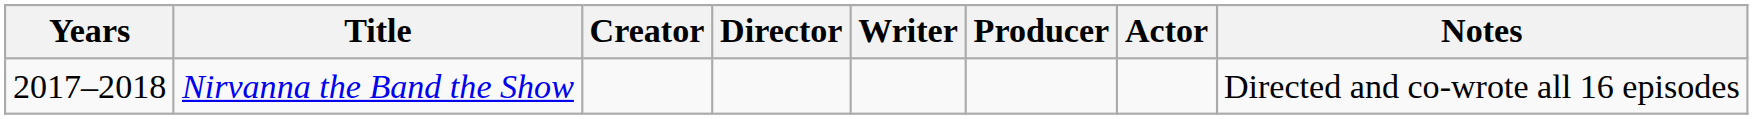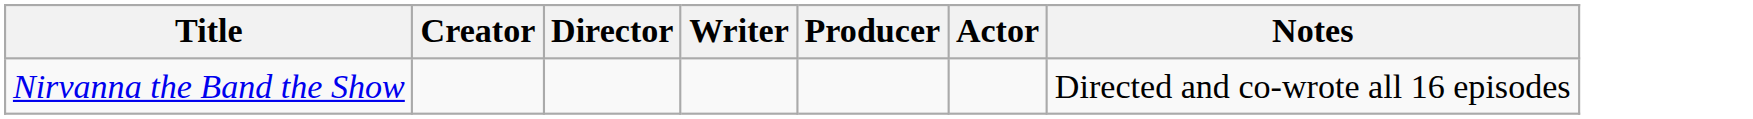- column: (90, 31)
